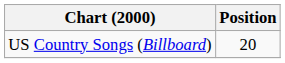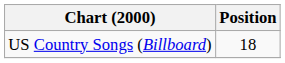(248, 44) 20 -> (248, 44) 18
